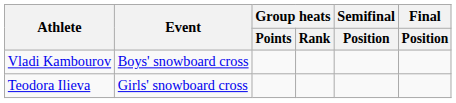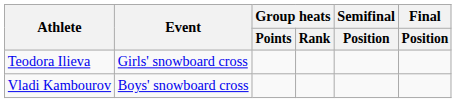rows swapped: (59, 62) <-> (49, 85)
